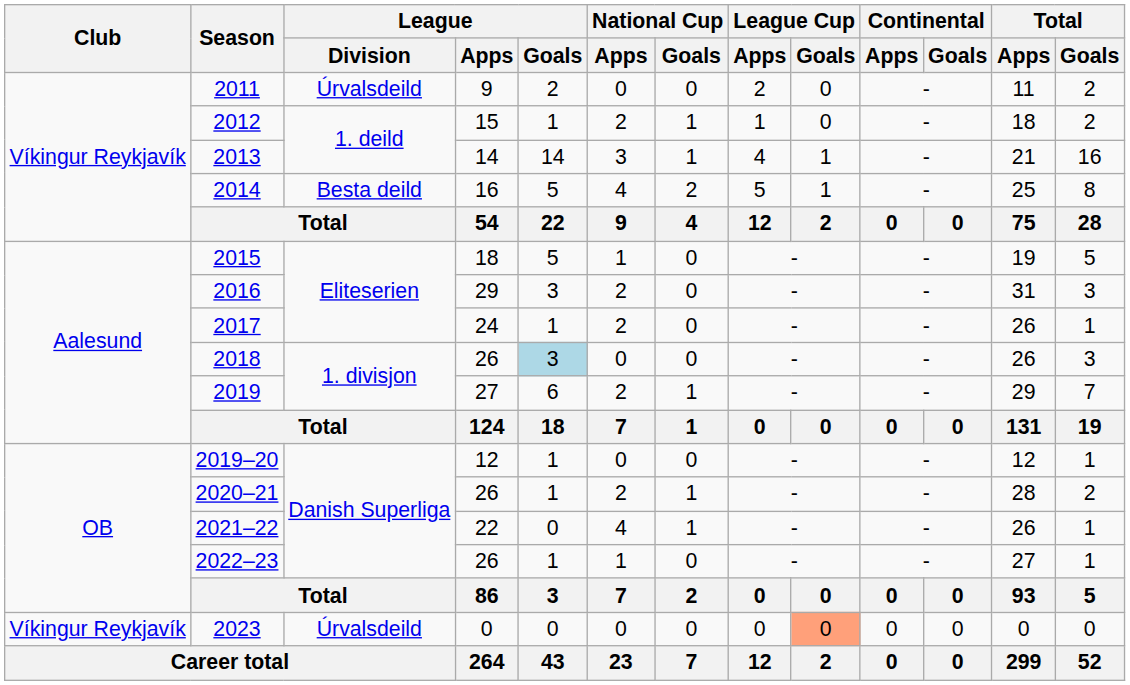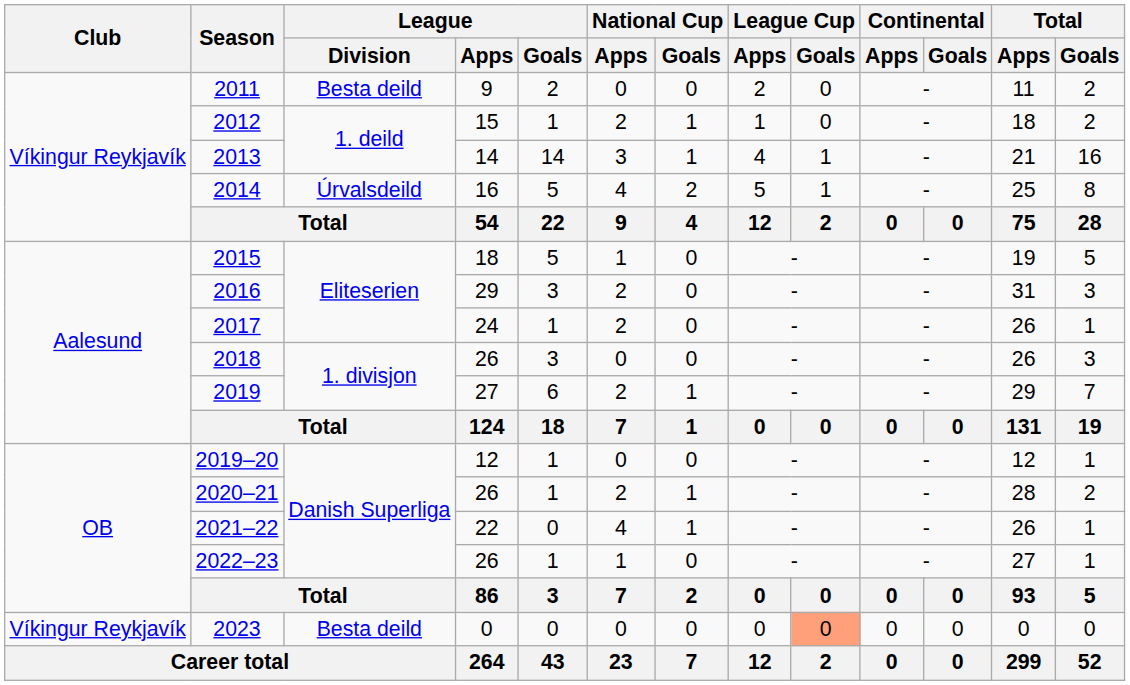(369, 88) Úrvalsdeild -> (369, 88) Besta deild
(369, 190) Besta deild -> (369, 190) Úrvalsdeild
(553, 358) lightblue background -> (553, 358) no background
(369, 628) Úrvalsdeild -> (369, 628) Besta deild
